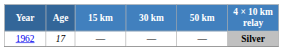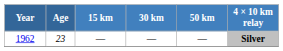(60, 39) 17 -> (60, 39) 23
